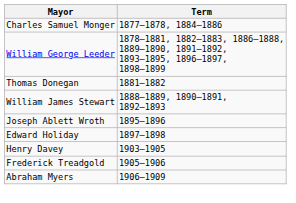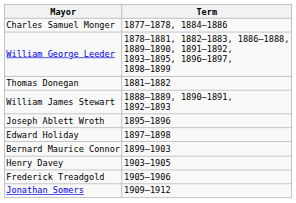+ row: (63, 149)
- row: (40, 177)
+ row: (45, 191)
